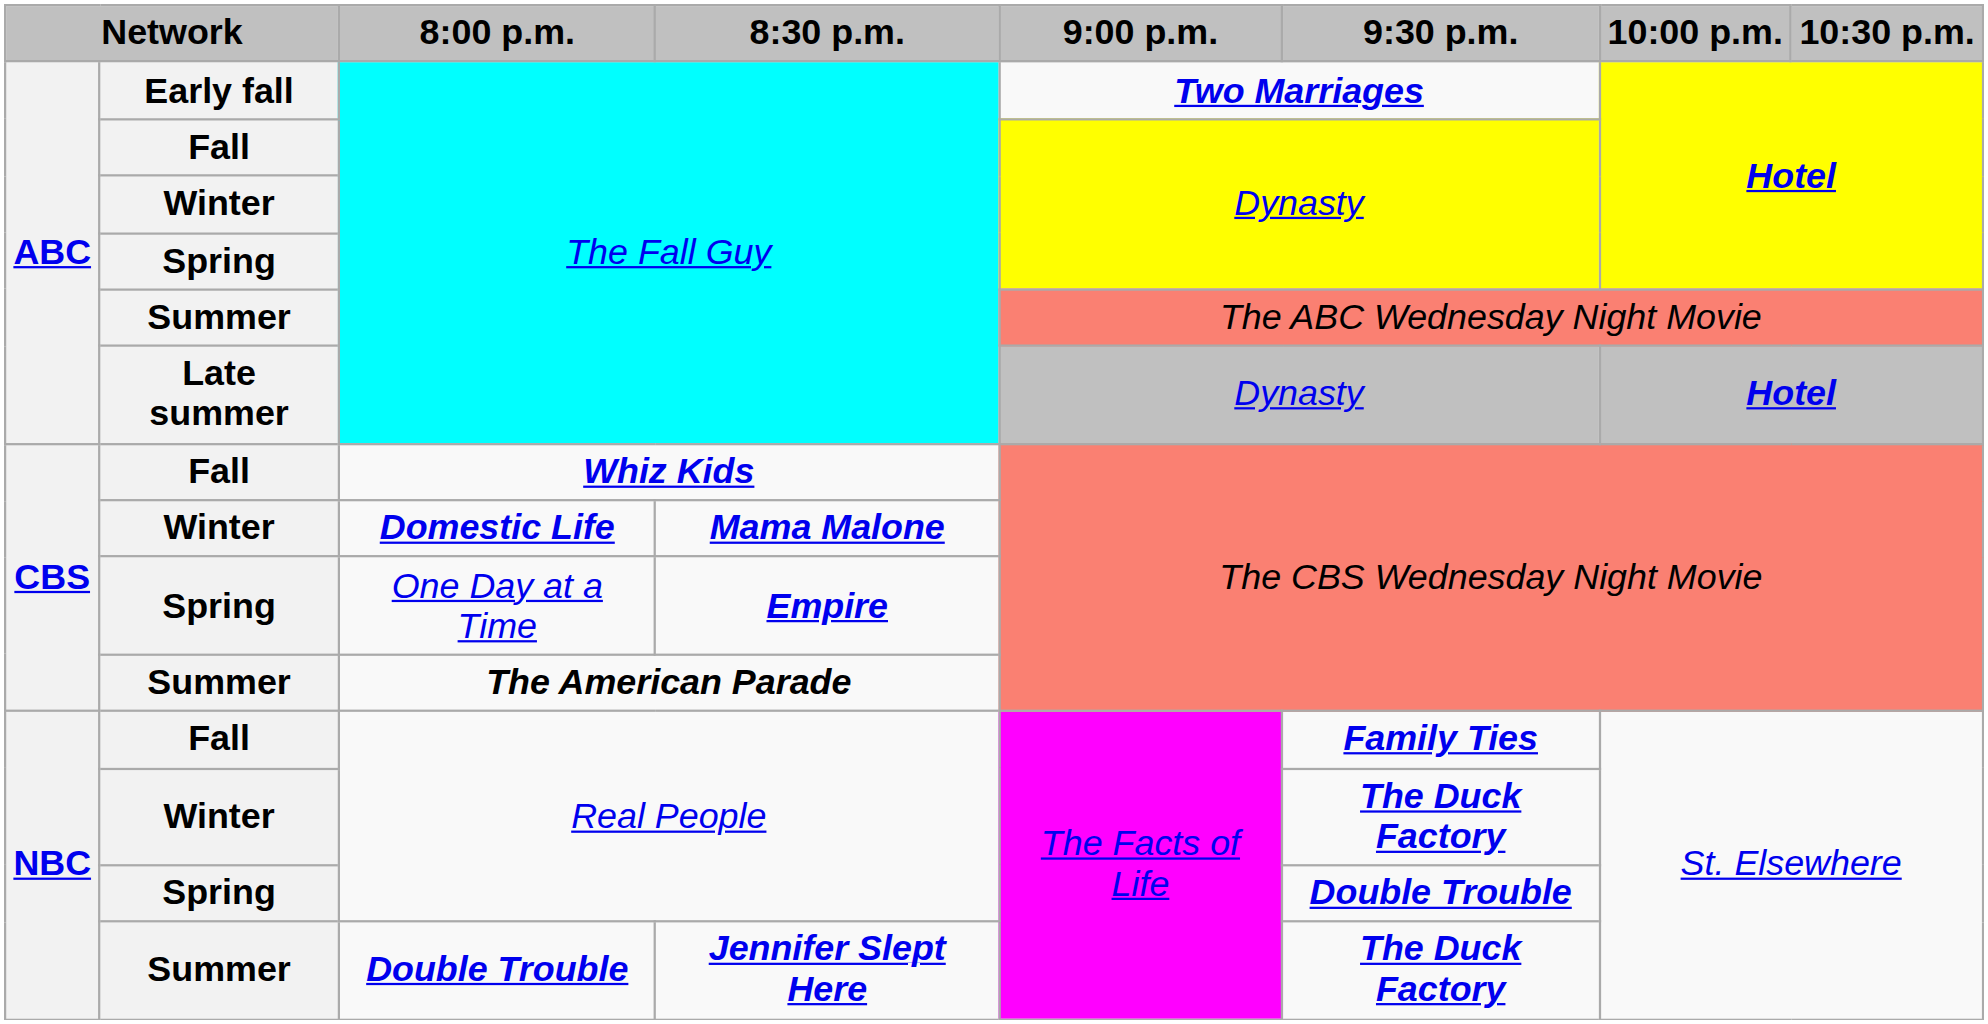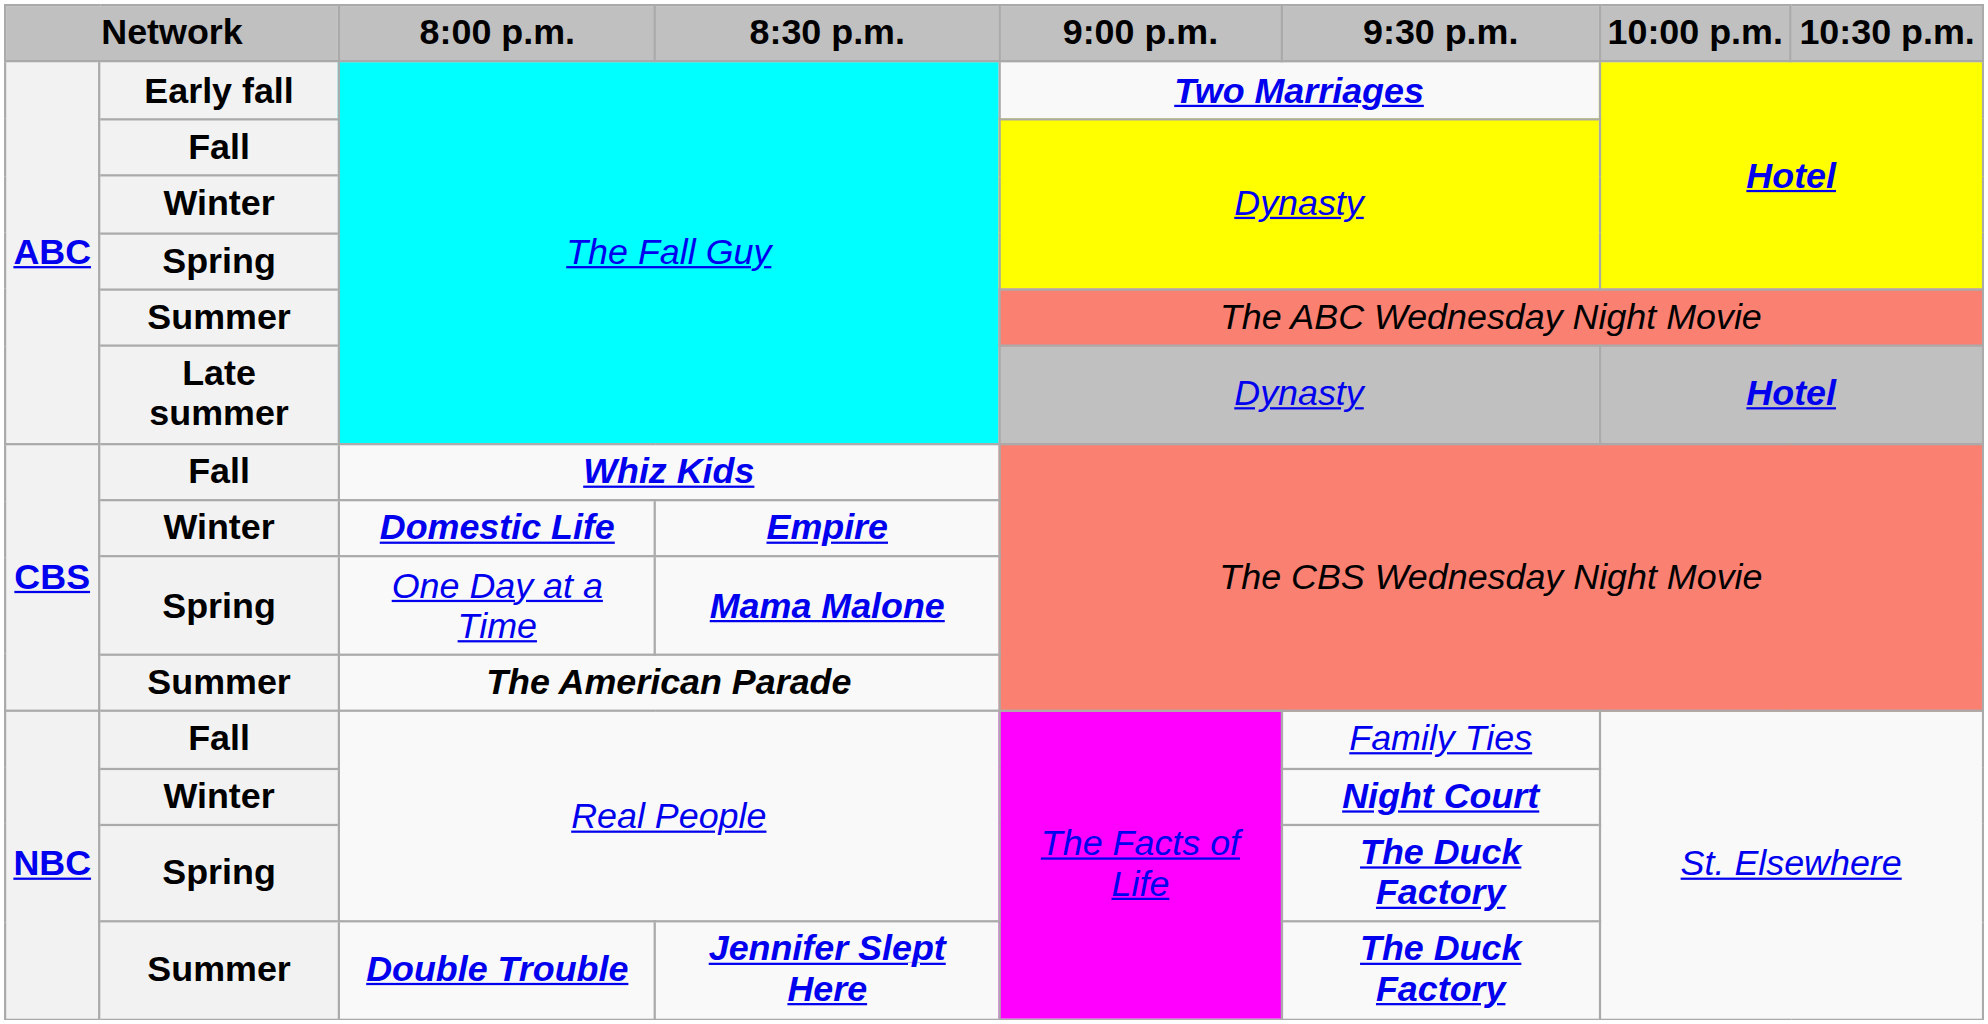(827, 527) Mama Malone -> (827, 527) Empire
(827, 604) Empire -> (827, 604) Mama Malone
(1441, 738) bold -> (1441, 738) normal
(1441, 815) The Duck Factory -> (1441, 795) Night Court
(1441, 892) Double Trouble -> (1441, 872) The Duck Factory
